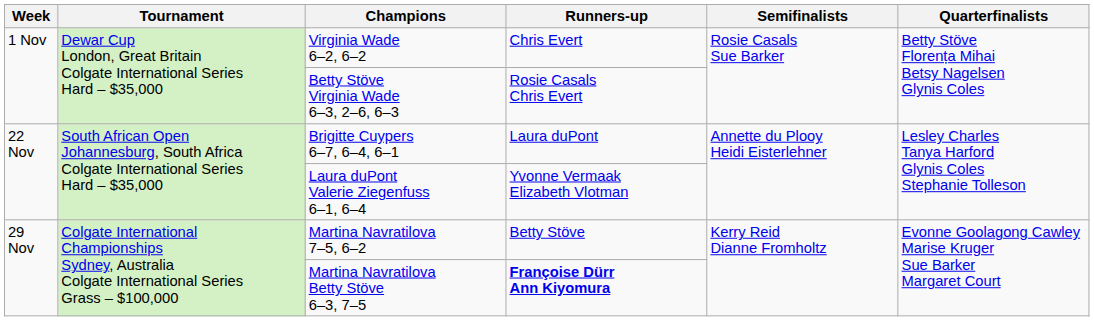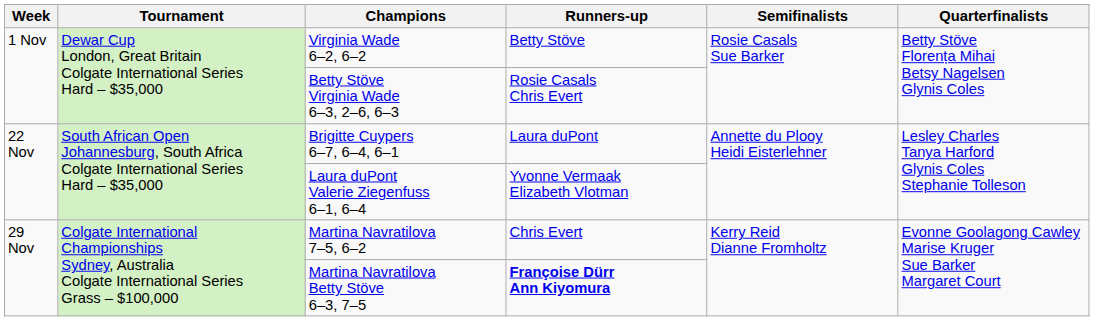(546, 40) Chris Evert -> (547, 40) Betty Stöve
(547, 232) Betty Stöve -> (546, 232) Chris Evert
